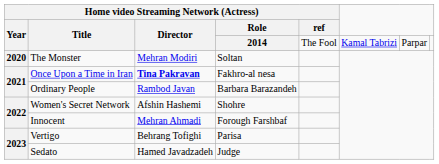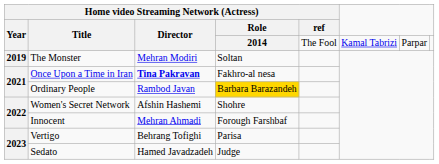(16, 58) 2020 -> (16, 58) 2019
(257, 89) no background -> (257, 89) gold background
